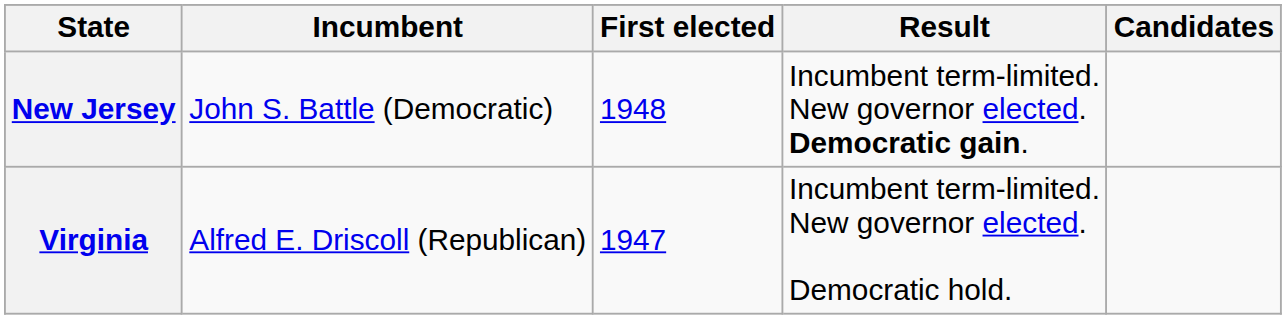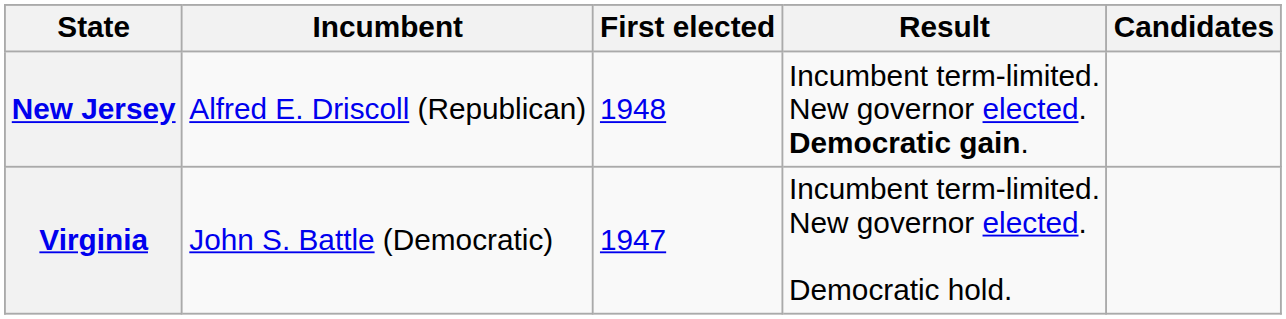(371, 108) John S. Battle (Democratic) -> (388, 108) Alfred E. Driscoll (Republican)
(388, 239) Alfred E. Driscoll (Republican) -> (371, 239) John S. Battle (Democratic)
